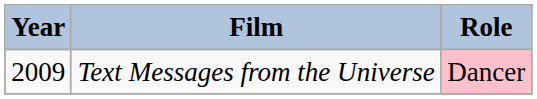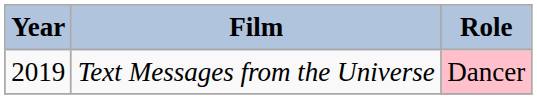(38, 71) 2009 -> (38, 71) 2019
